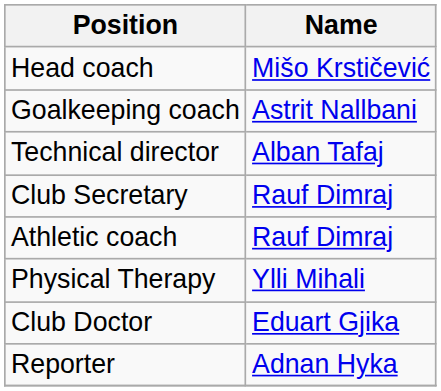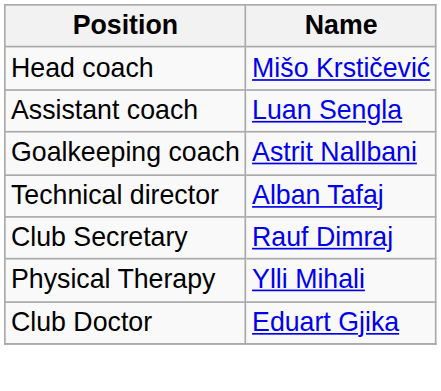+ row: (105, 110)
- row: (94, 237)
- row: (63, 364)
